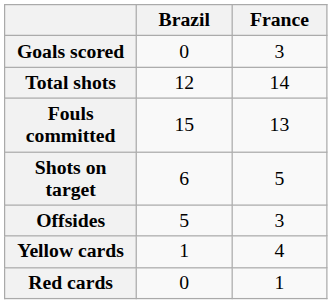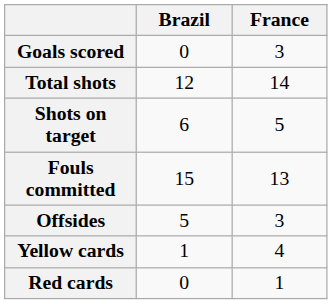rows swapped: (71, 178) <-> (71, 124)
